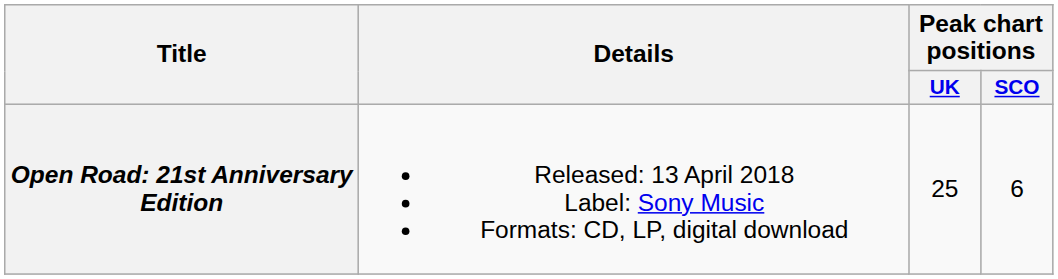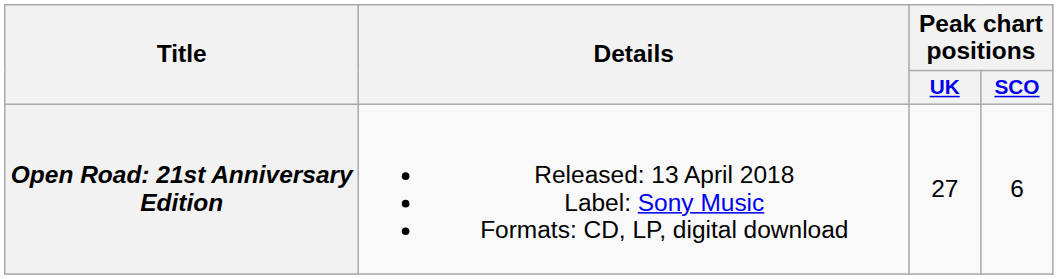(945, 188) 25 -> (945, 188) 27
